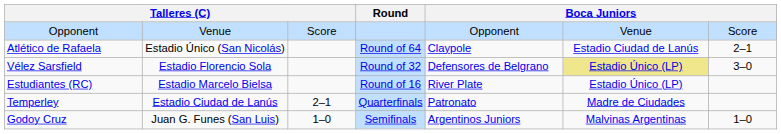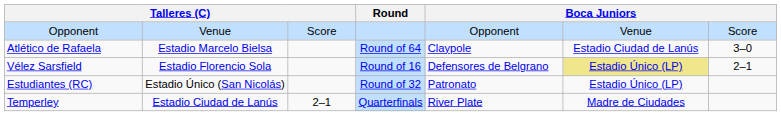(215, 48) Estadio Único (San Nicolás) -> (215, 48) Estadio Marcelo Bielsa
(743, 48) 2–1 -> (743, 48) 3–0
(390, 66) Round of 32 -> (390, 66) Round of 16
(743, 66) 3–0 -> (743, 66) 2–1
(215, 84) Estadio Marcelo Bielsa -> (215, 84) Estadio Único (San Nicolás)
(390, 84) Round of 16 -> (390, 84) Round of 32
(455, 84) River Plate -> (452, 84) Patronato
(452, 102) Patronato -> (455, 102) River Plate
- row: (37, 119)
